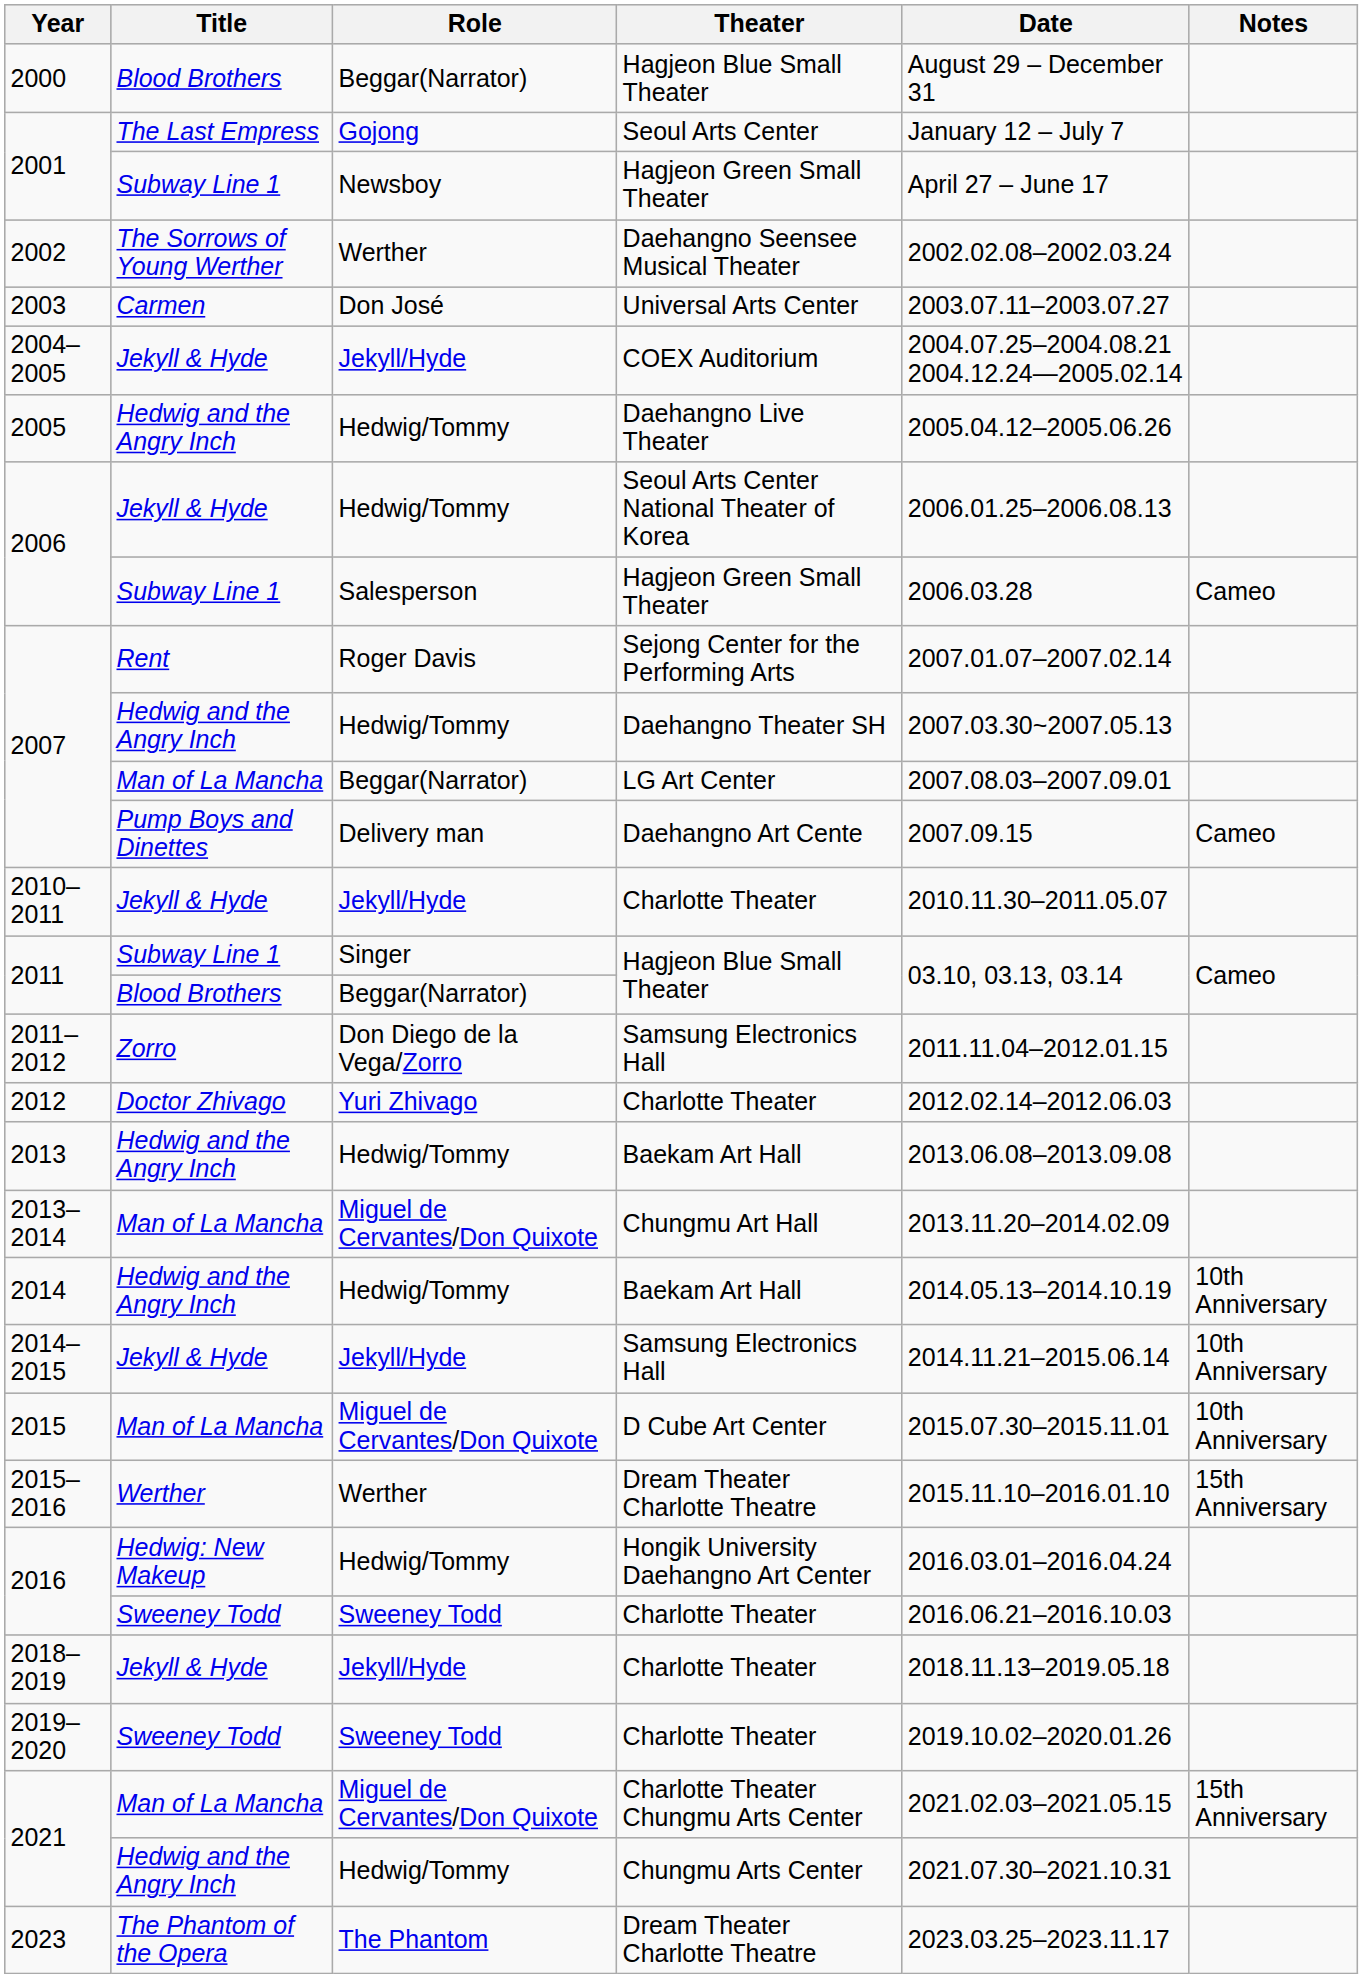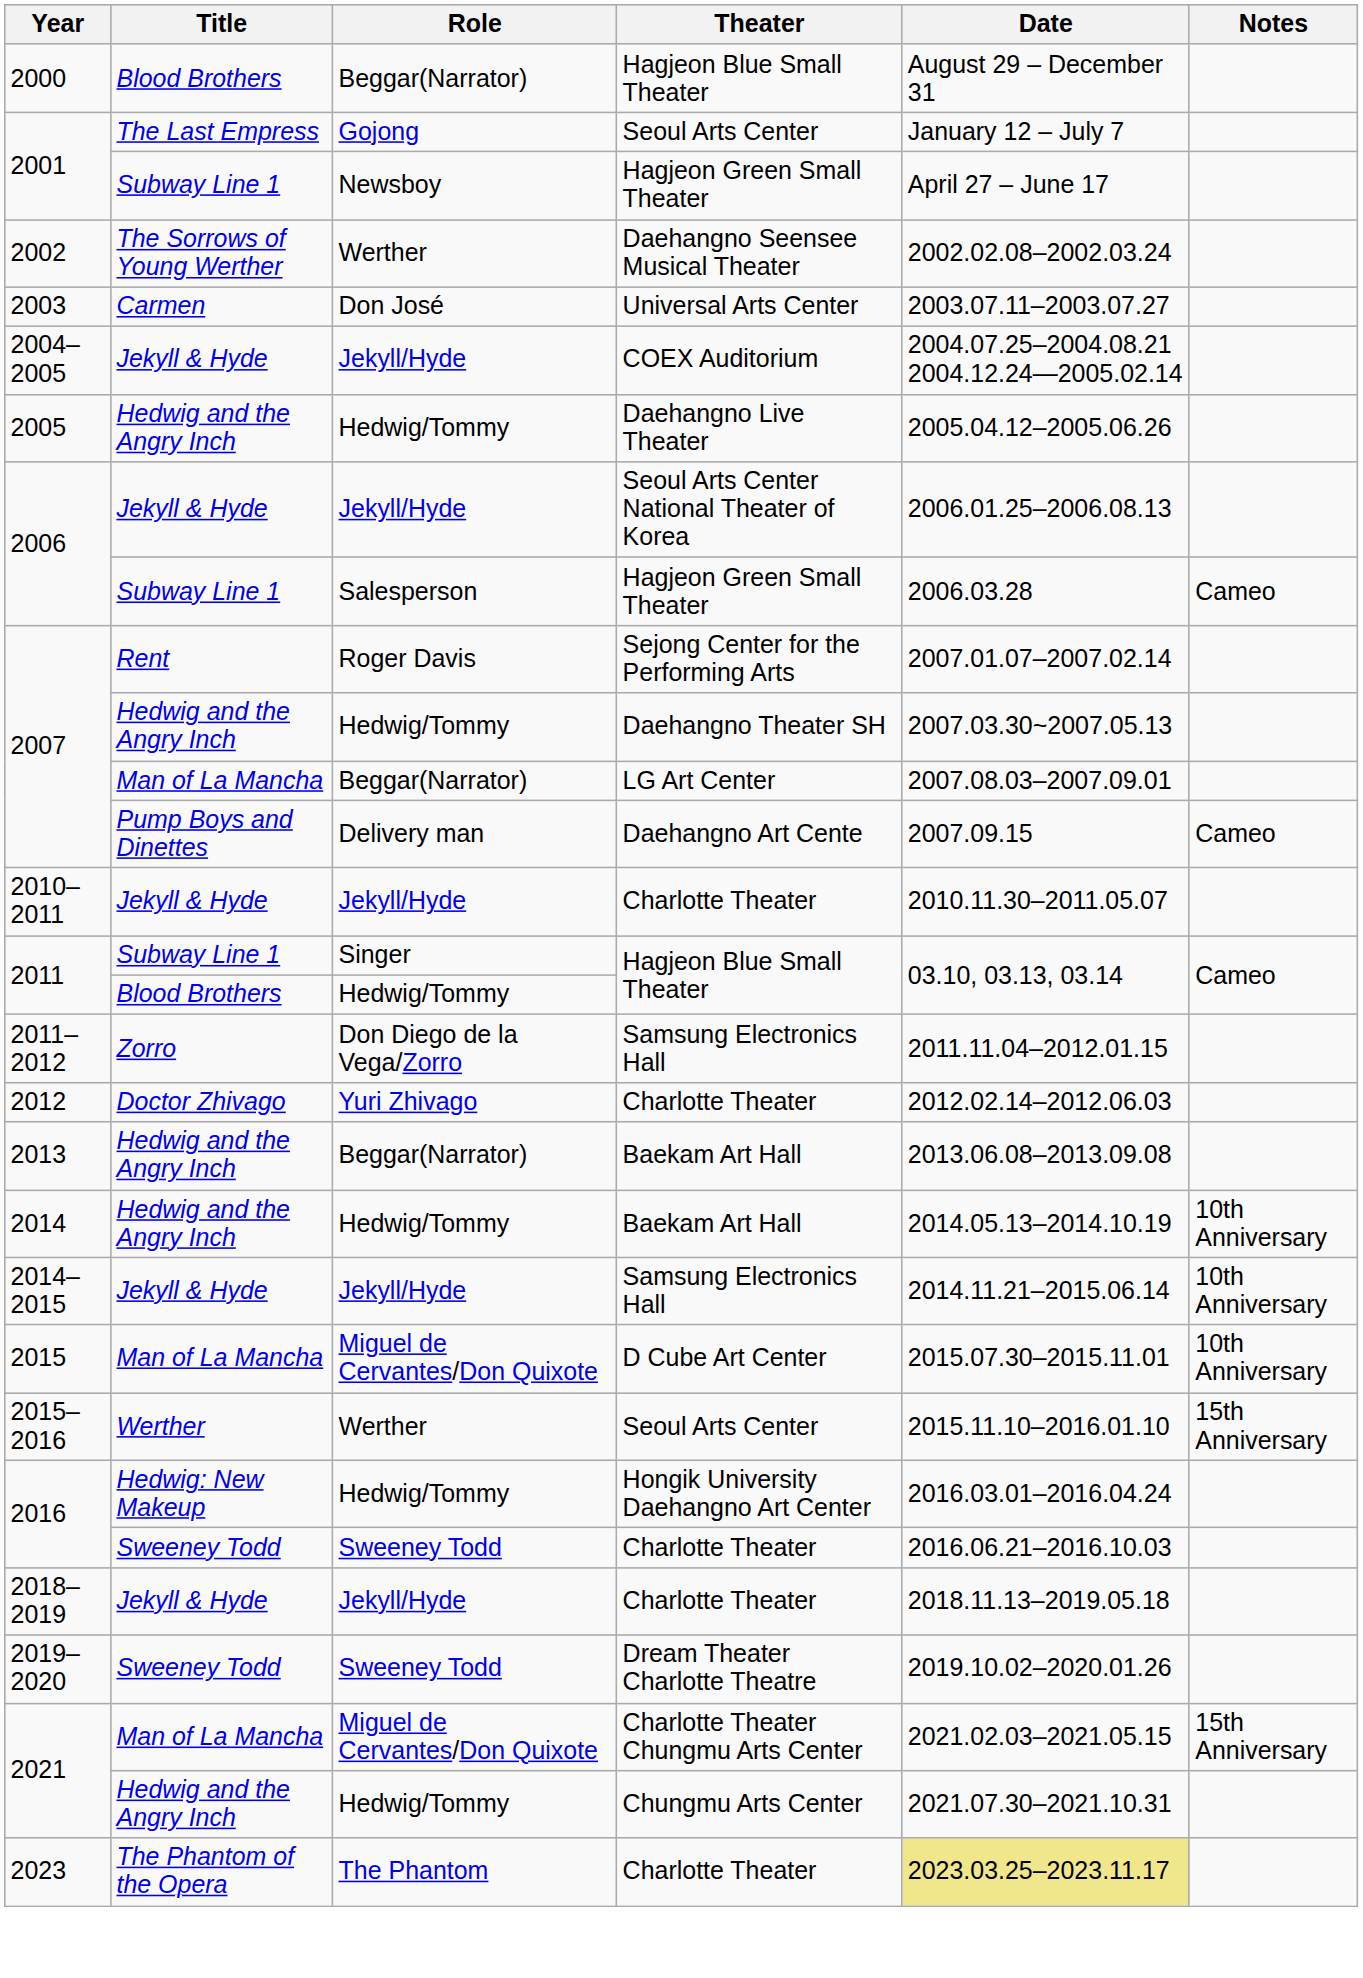(424, 509) Hedwig/Tommy -> (402, 509) Jekyll/Hyde
(433, 994) Beggar(Narrator) -> (424, 994) Hedwig/Tommy
(424, 1155) Hedwig/Tommy -> (433, 1155) Beggar(Narrator)
- row: (45, 1223)
(720, 1493) Dream Theater Charlotte Theatre -> (720, 1426) Seoul Arts Center
(720, 1736) Charlotte Theater -> (720, 1668) Dream Theater Charlotte Theatre
(720, 1939) Dream Theater Charlotte Theatre -> (720, 1871) Charlotte Theater
(1039, 1939) no background -> (1039, 1871) khaki background
